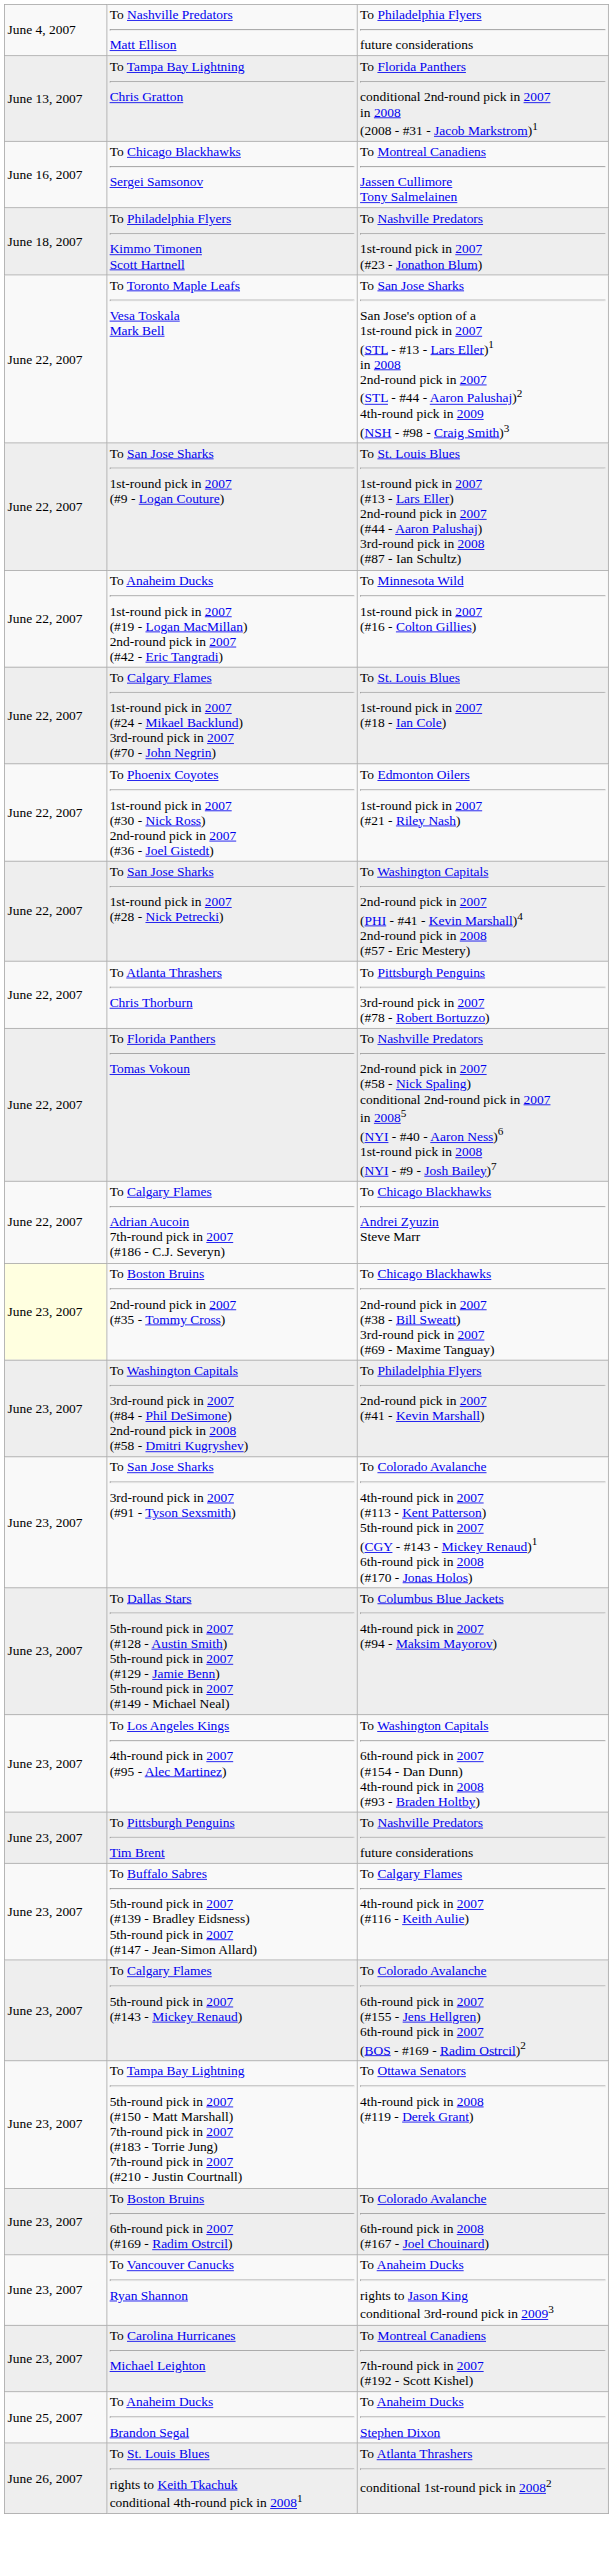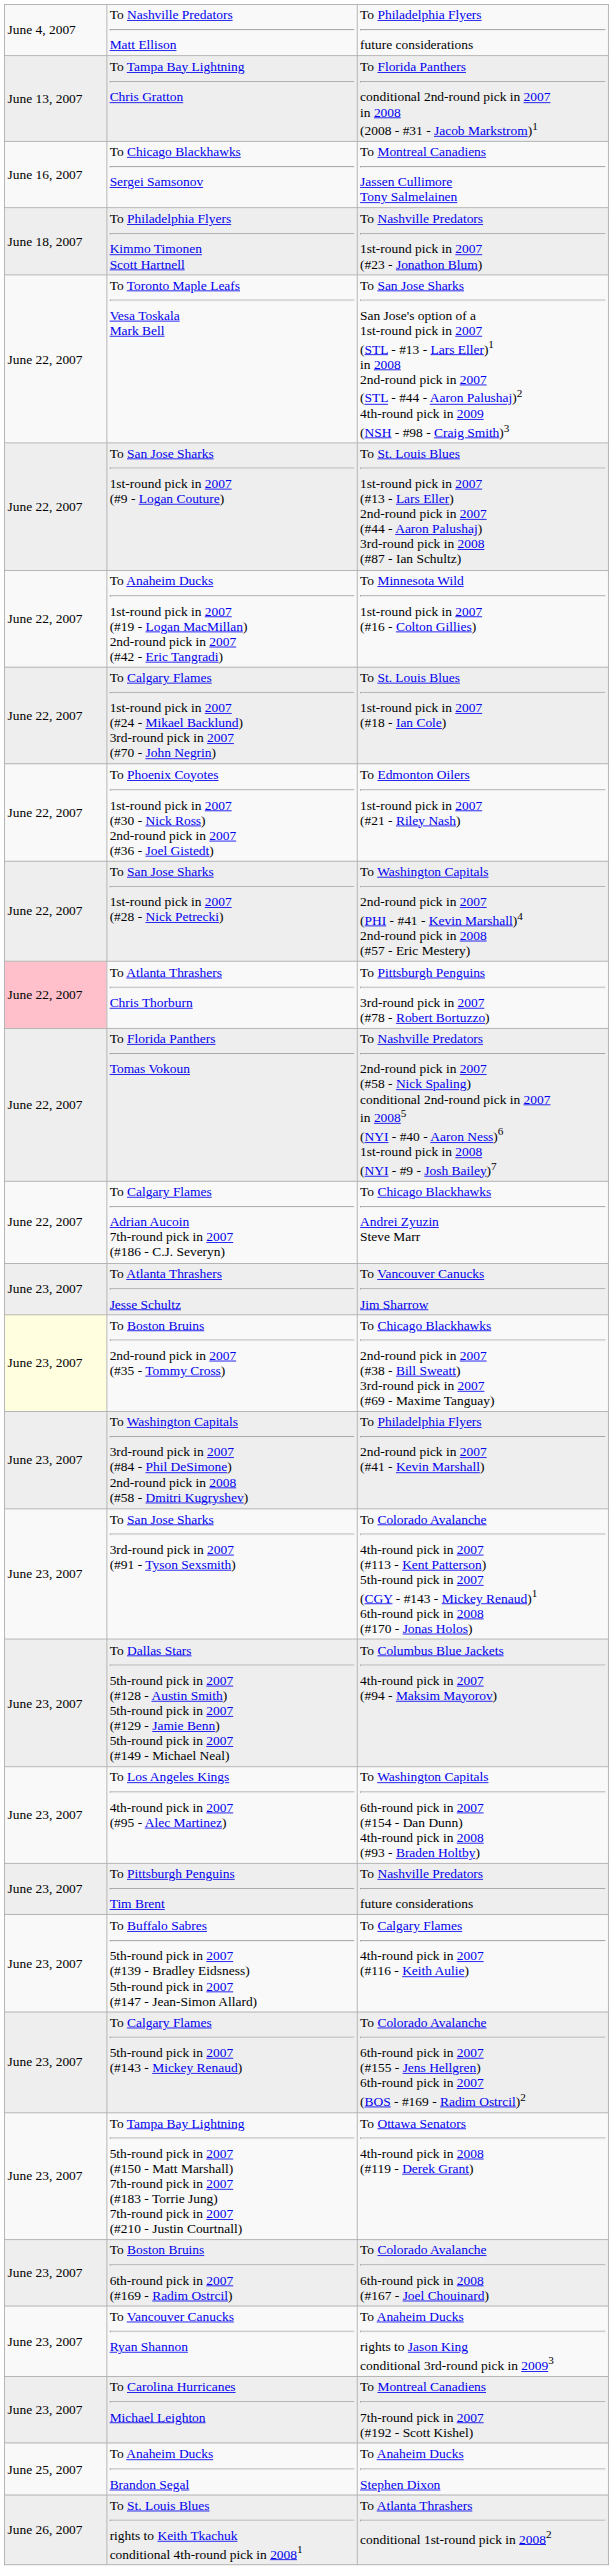(45, 994) no background -> (45, 994) pink background
+ row: (232, 1289)
